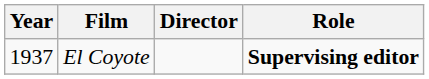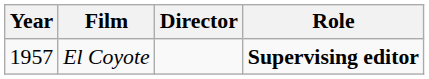(31, 56) 1937 -> (31, 56) 1957
